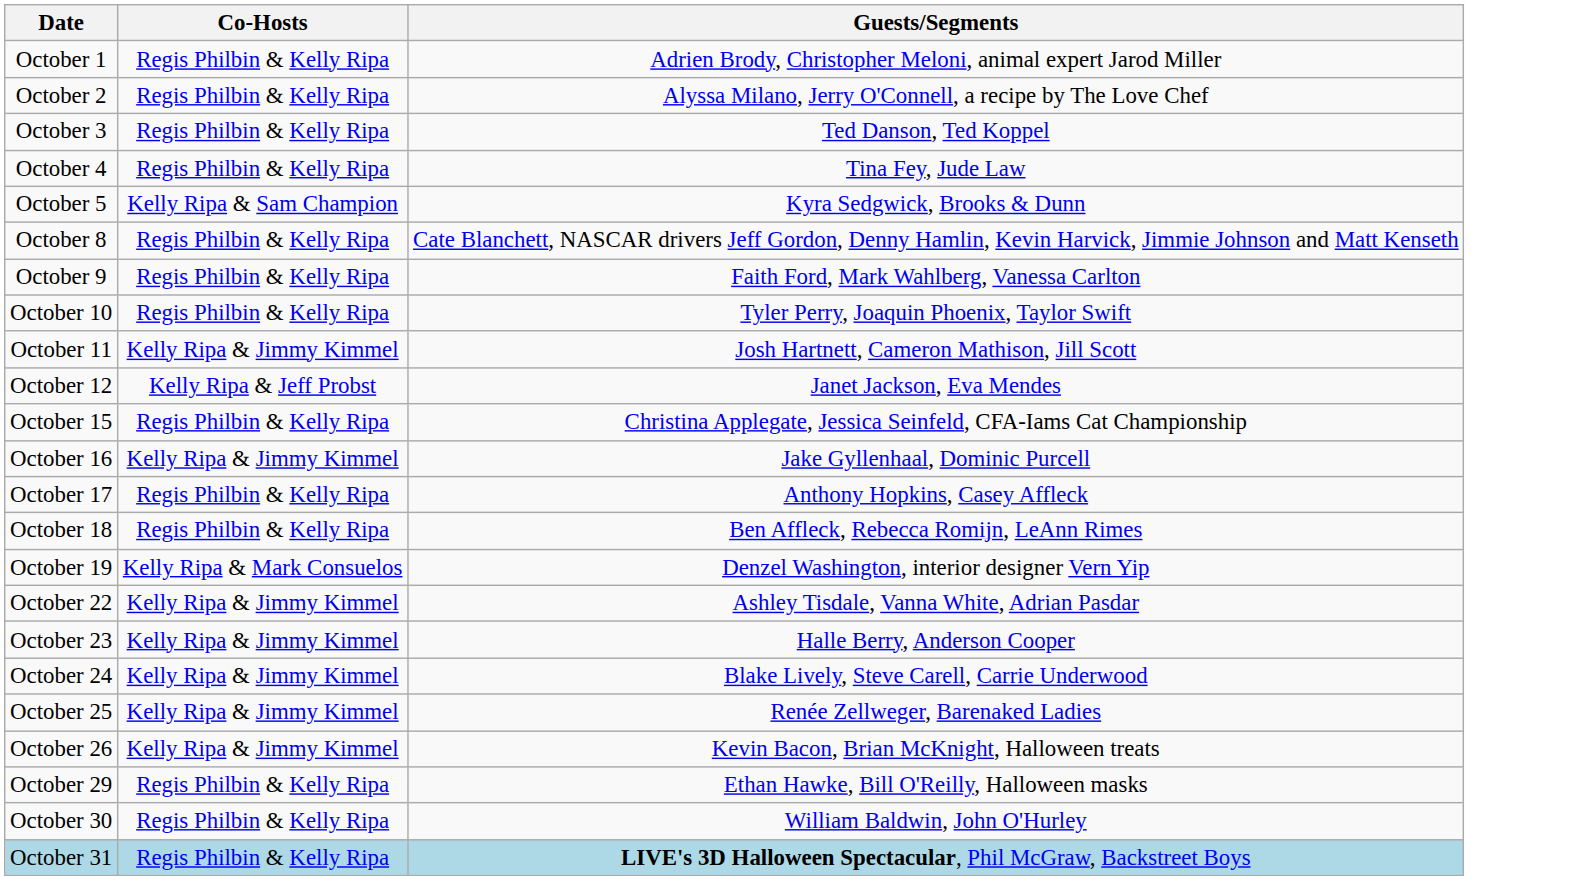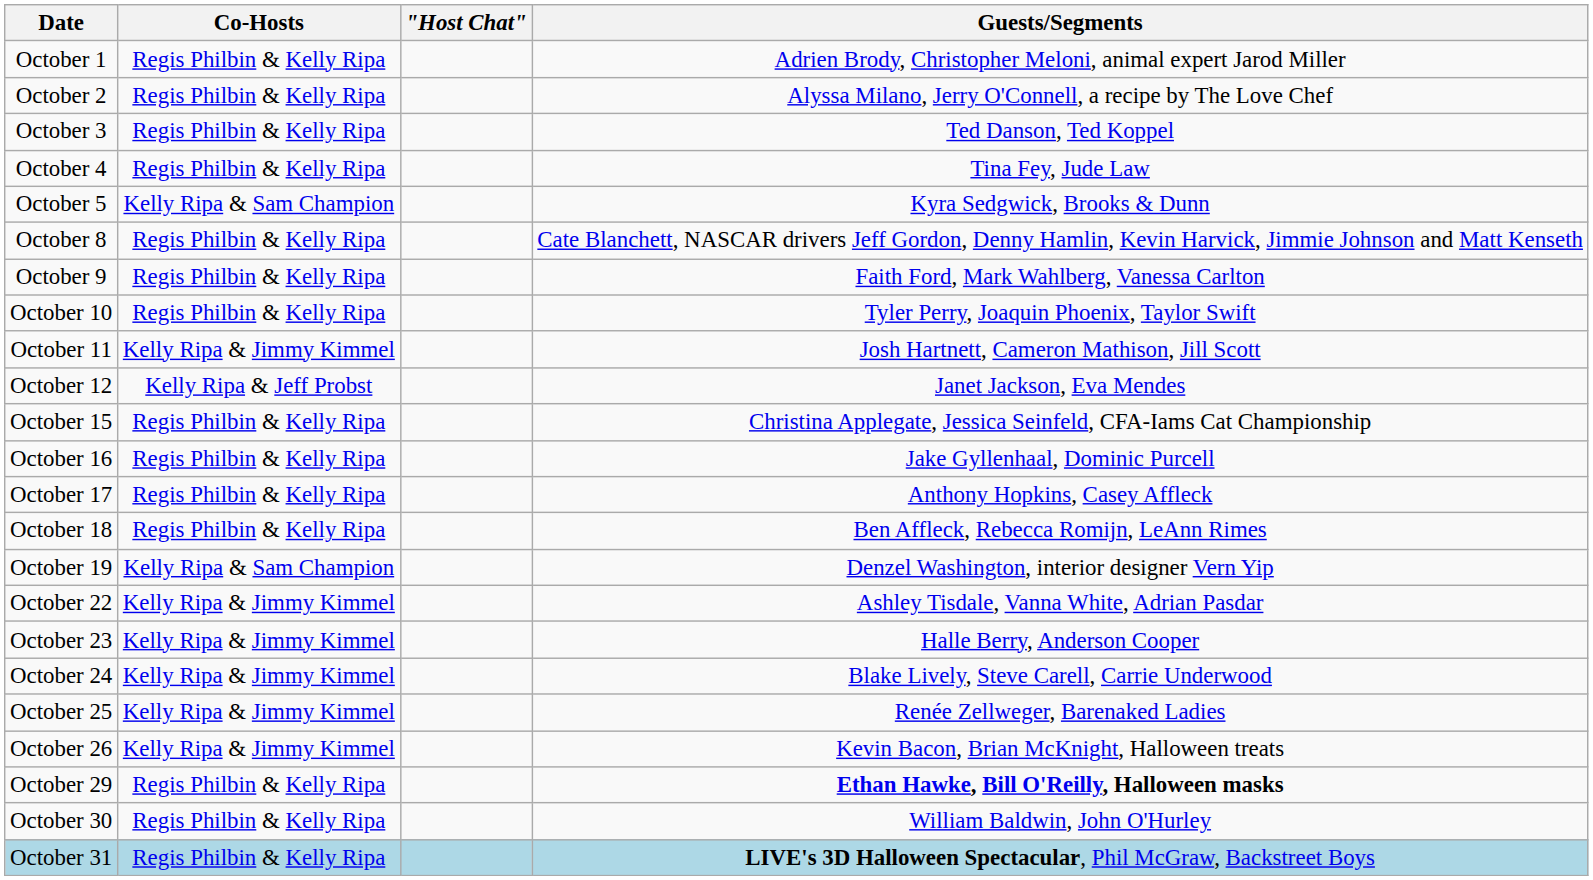+ column: (466, 22)
(263, 458) Kelly Ripa & Jimmy Kimmel -> (259, 458) Regis Philbin & Kelly Ripa
(263, 566) Kelly Ripa & Mark Consuelos -> (259, 566) Kelly Ripa & Sam Champion
(936, 784) normal -> (1060, 784) bold
